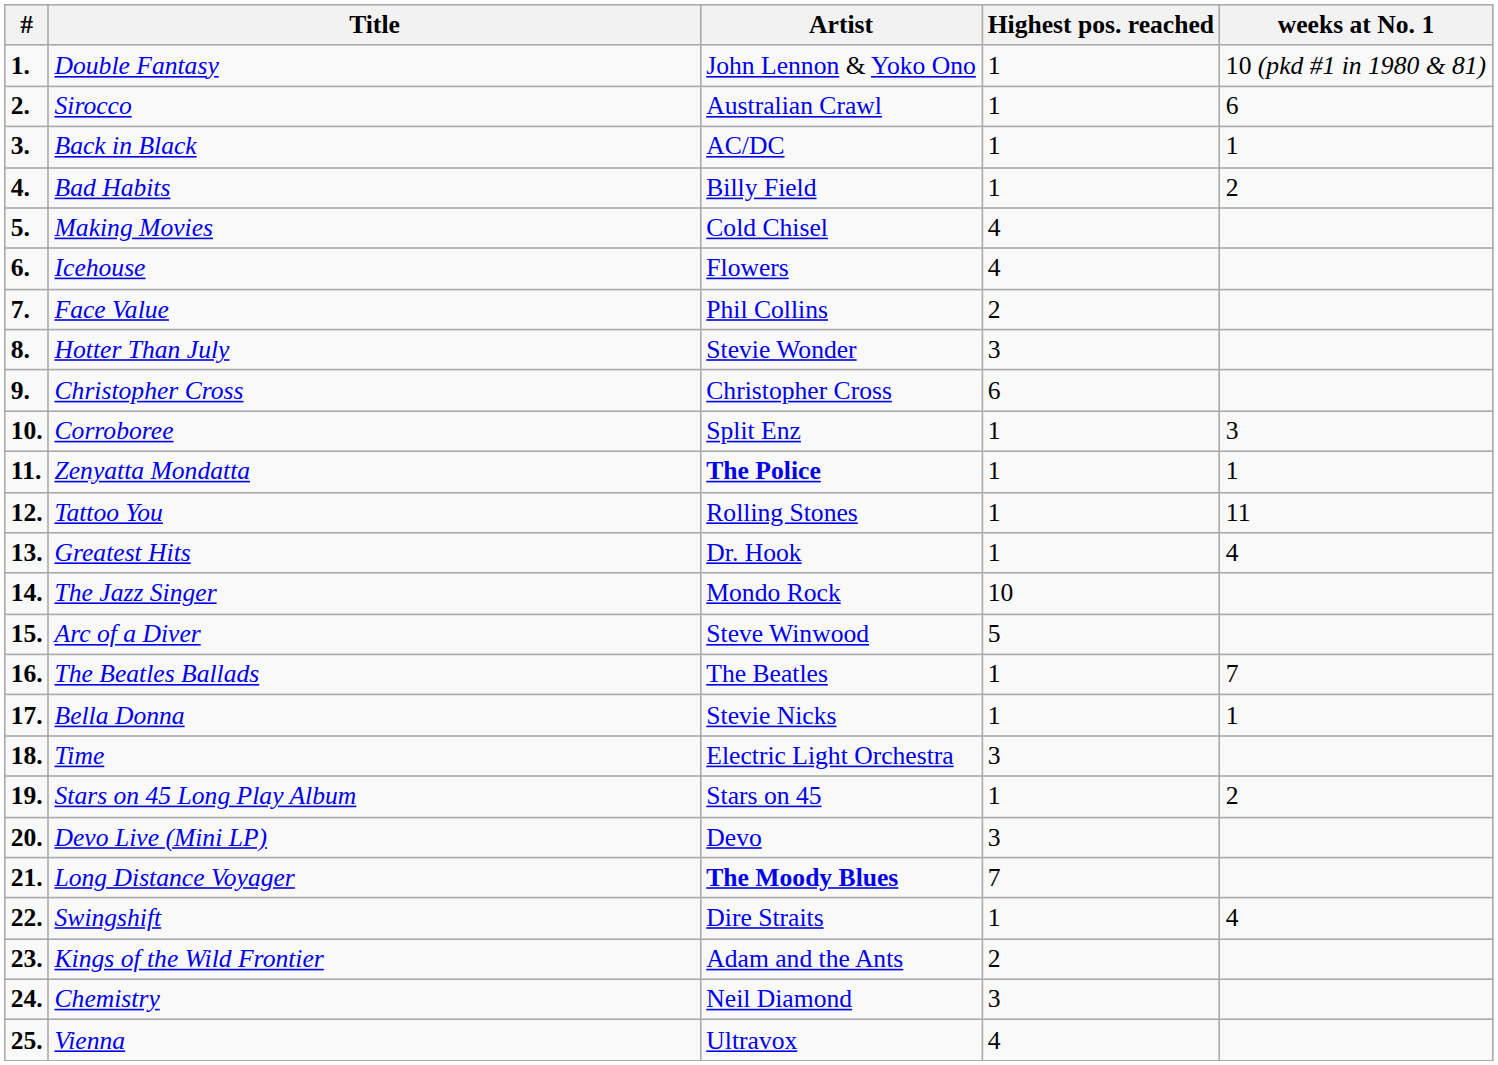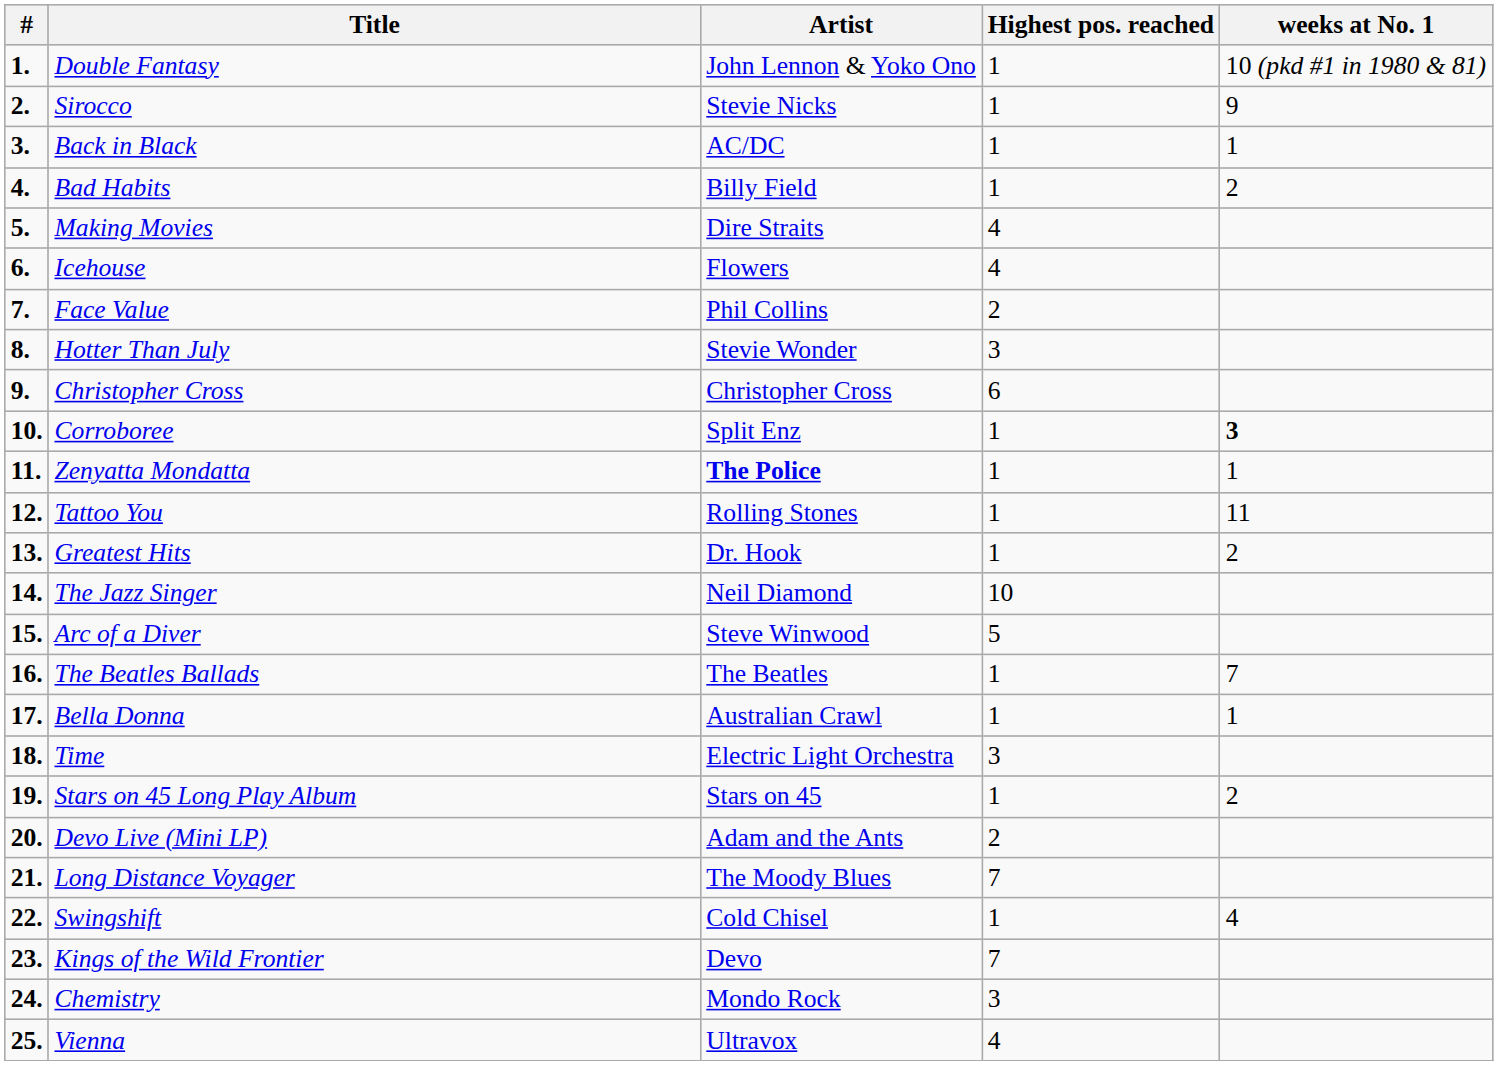(794, 106) Australian Crawl -> (771, 106) Stevie Nicks
(1232, 106) 6 -> (1232, 106) 9
(767, 227) Cold Chisel -> (765, 227) Dire Straits
(1232, 430) normal -> (1232, 430) bold
(1232, 552) 4 -> (1232, 552) 2
(774, 593) Mondo Rock -> (779, 593) Neil Diamond
(771, 715) Stevie Nicks -> (794, 715) Australian Crawl
(734, 836) Devo -> (805, 836) Adam and the Ants
(994, 836) 3 -> (994, 836) 2
(802, 877) bold -> (799, 877) normal
(765, 918) Dire Straits -> (767, 918) Cold Chisel
(805, 958) Adam and the Ants -> (734, 958) Devo
(994, 958) 2 -> (994, 958) 7
(779, 999) Neil Diamond -> (774, 999) Mondo Rock
